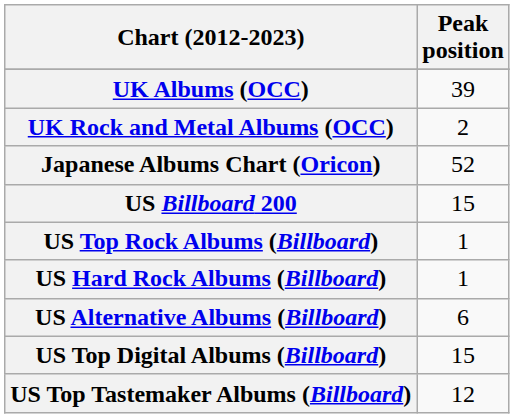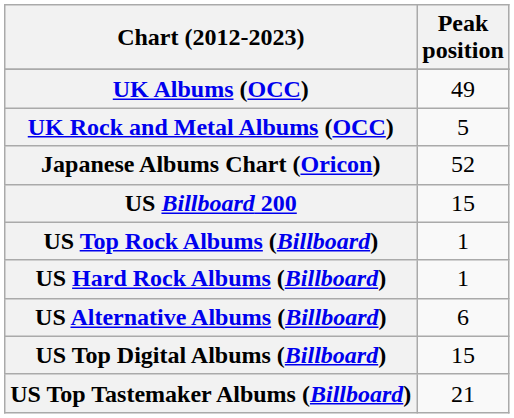(463, 88) 39 -> (463, 88) 49
(463, 126) 2 -> (463, 126) 5
(463, 393) 12 -> (463, 393) 21
